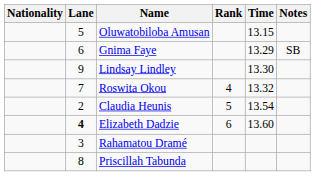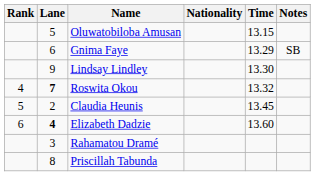columns swapped: (229, 13) <-> (35, 13)
(81, 87) normal -> (52, 87) bold
(261, 106) 13.54 -> (261, 106) 13.45
